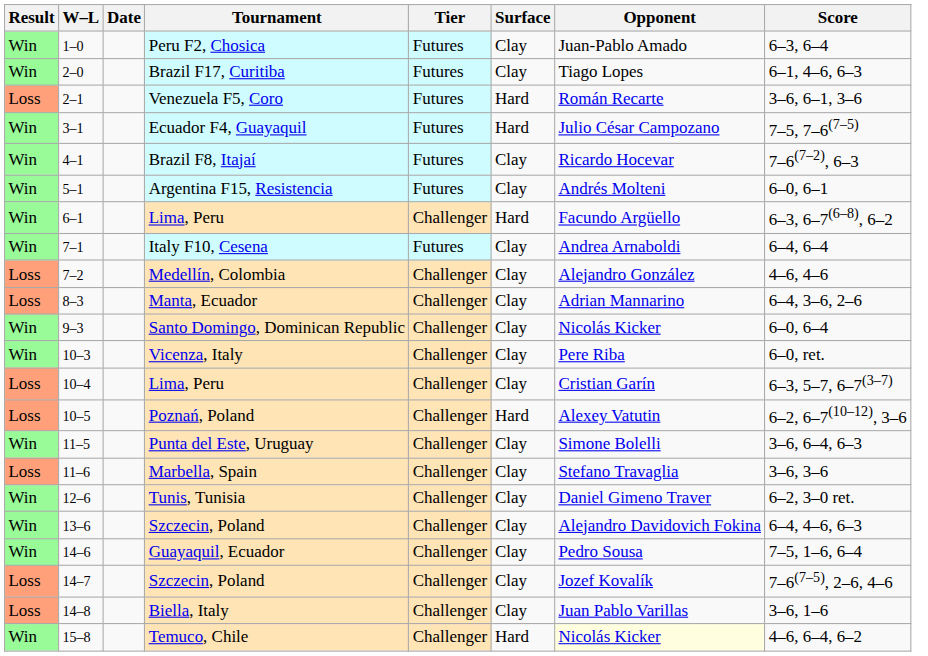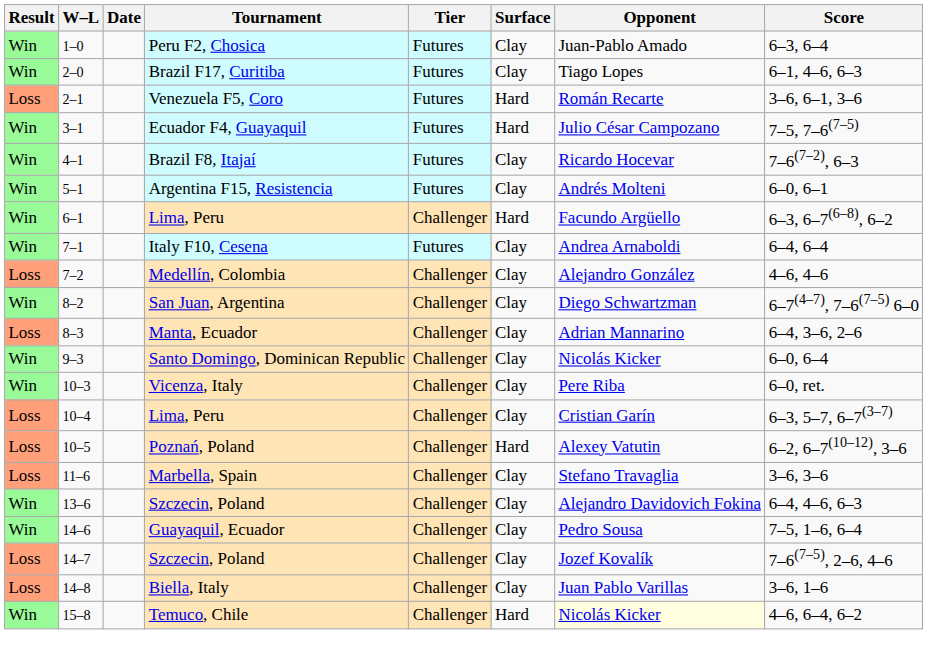+ row: (73, 304)
- row: (76, 445)
- row: (77, 499)
